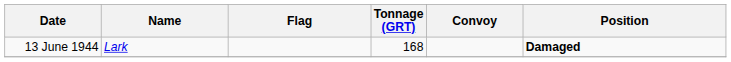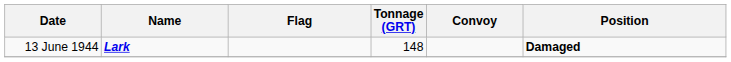(116, 47) normal -> (117, 47) bold
(413, 47) 168 -> (413, 47) 148
